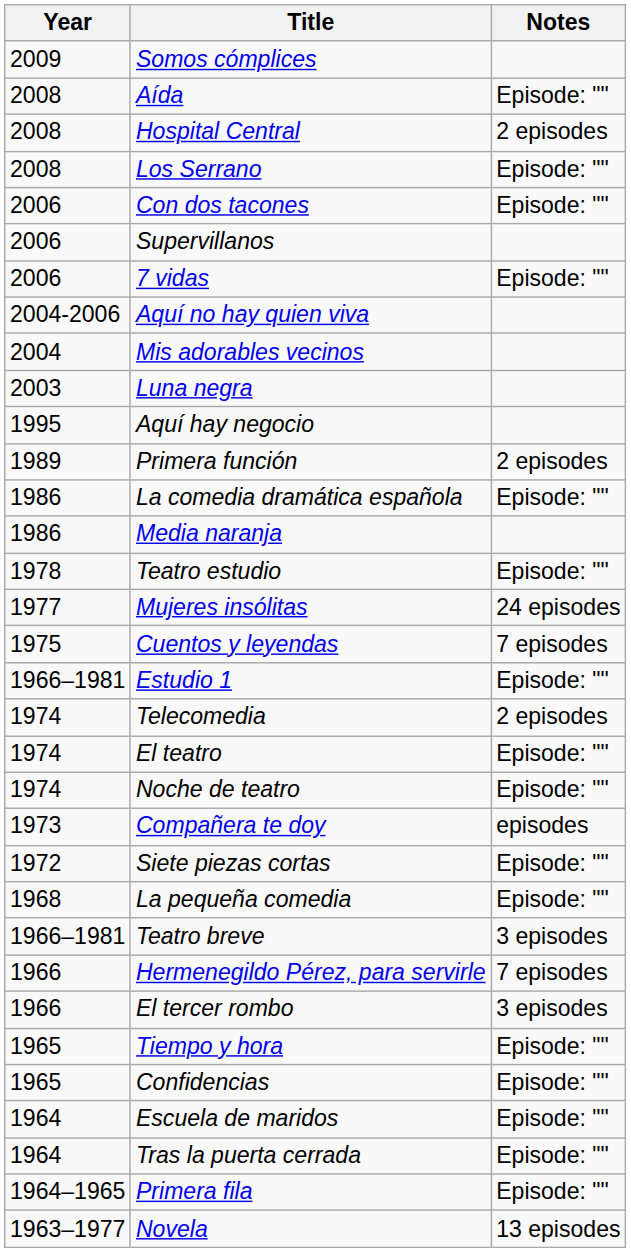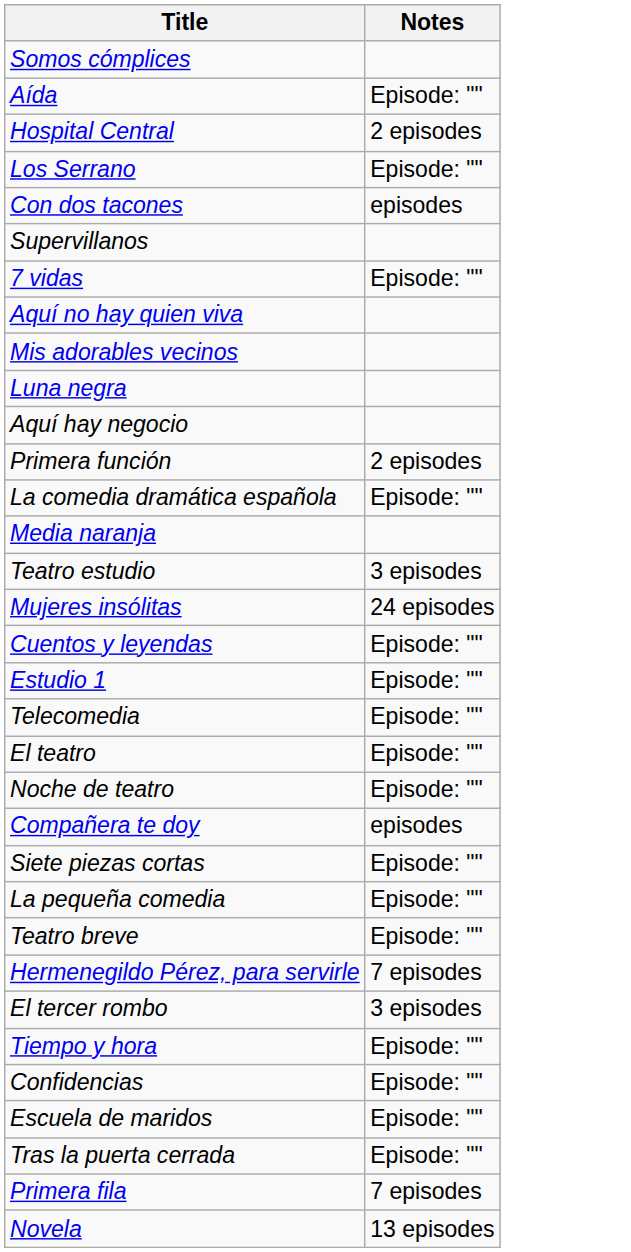- column: (68, 22)
(552, 205) Episode: "" -> (416, 205) episodes
(552, 570) Episode: "" -> (426, 570) 3 episodes
(552, 643) 7 episodes -> (426, 643) Episode: ""
(552, 717) 2 episodes -> (426, 717) Episode: ""
(552, 936) 3 episodes -> (426, 936) Episode: ""
(552, 1192) Episode: "" -> (426, 1192) 7 episodes
